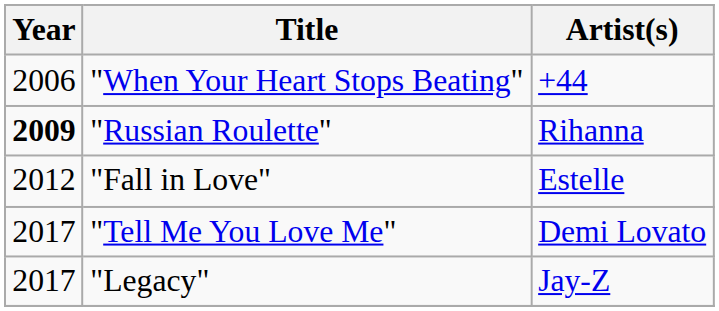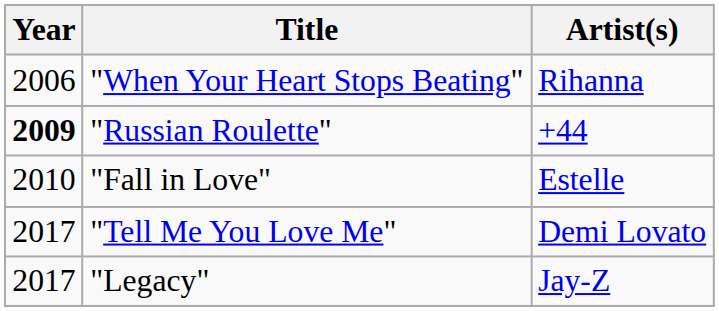(563, 79) +44 -> (591, 79) Rihanna
(591, 130) Rihanna -> (563, 130) +44
(44, 180) 2012 -> (44, 180) 2010
